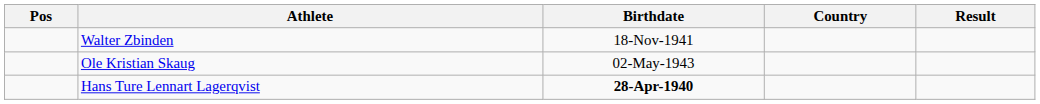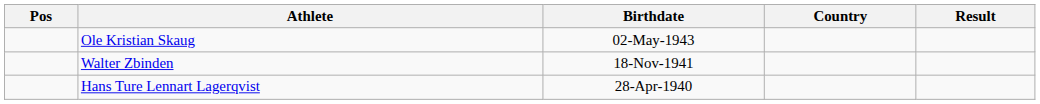rows swapped: (138, 63) <-> (127, 39)
(653, 87) bold -> (653, 87) normal
